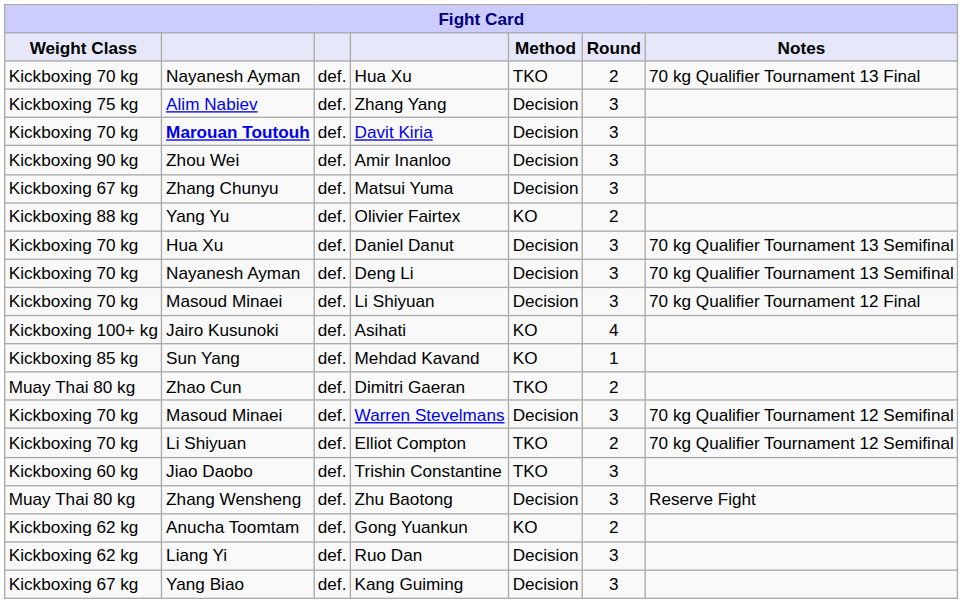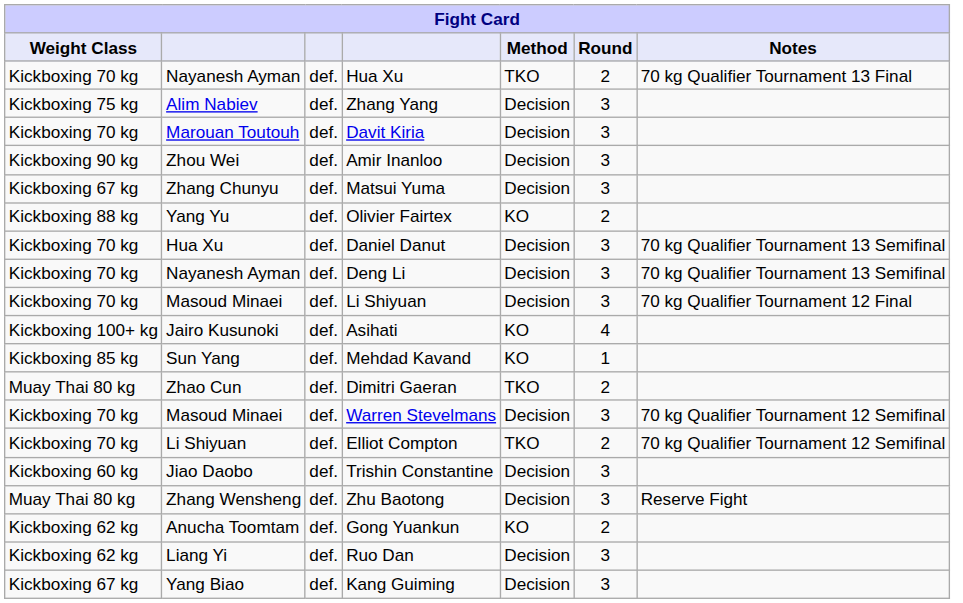(238, 132) bold -> (233, 132) normal
(530, 471) TKO -> (537, 471) Decision
